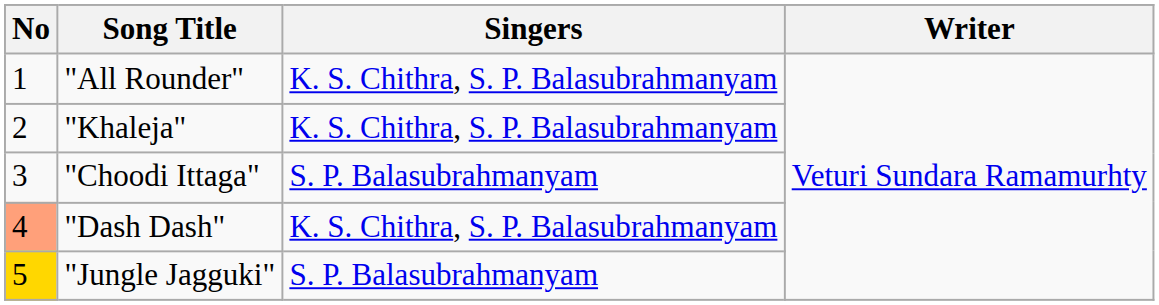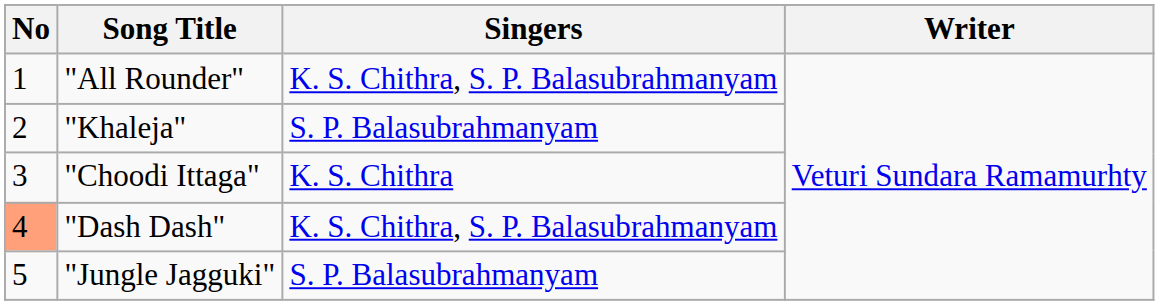(533, 127) K. S. Chithra, S. P. Balasubrahmanyam -> (444, 127) S. P. Balasubrahmanyam
(444, 176) S. P. Balasubrahmanyam -> (371, 176) K. S. Chithra
(20, 275) gold background -> (20, 275) no background
